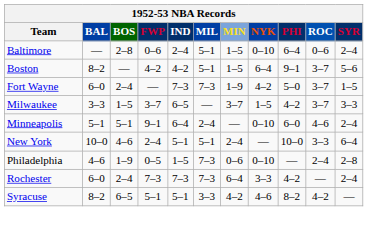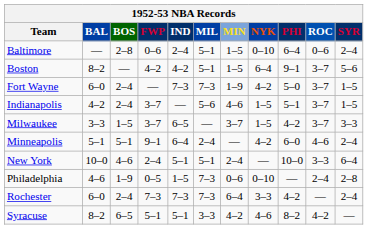+ row: (34, 105)
(263, 123) 0–10 -> (263, 141) 4–2
